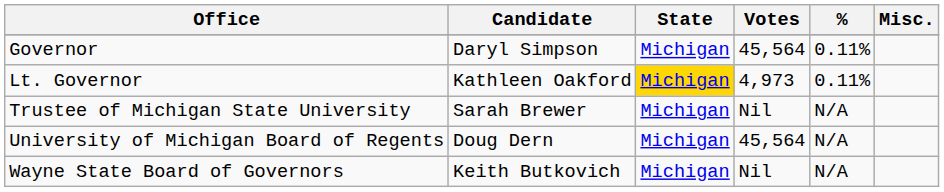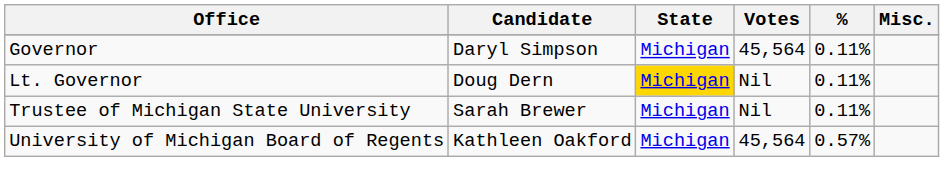(542, 80) Kathleen Oakford -> (503, 80) Doug Dern
(766, 80) 4,973 -> (755, 80) Nil
(831, 111) N/A -> (842, 111) 0.11%
(503, 141) Doug Dern -> (542, 141) Kathleen Oakford
(831, 141) N/A -> (842, 141) 0.57%
- row: (176, 171)
